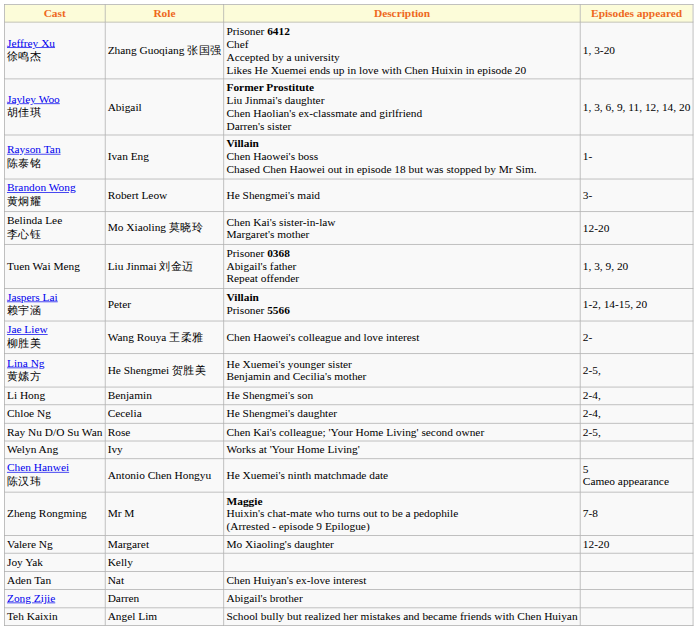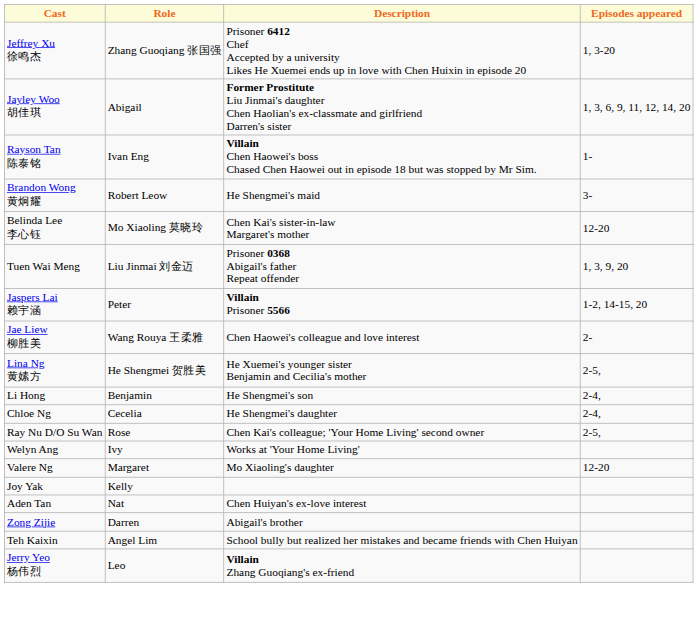- row: (38, 474)
- row: (47, 513)
+ row: (28, 564)
